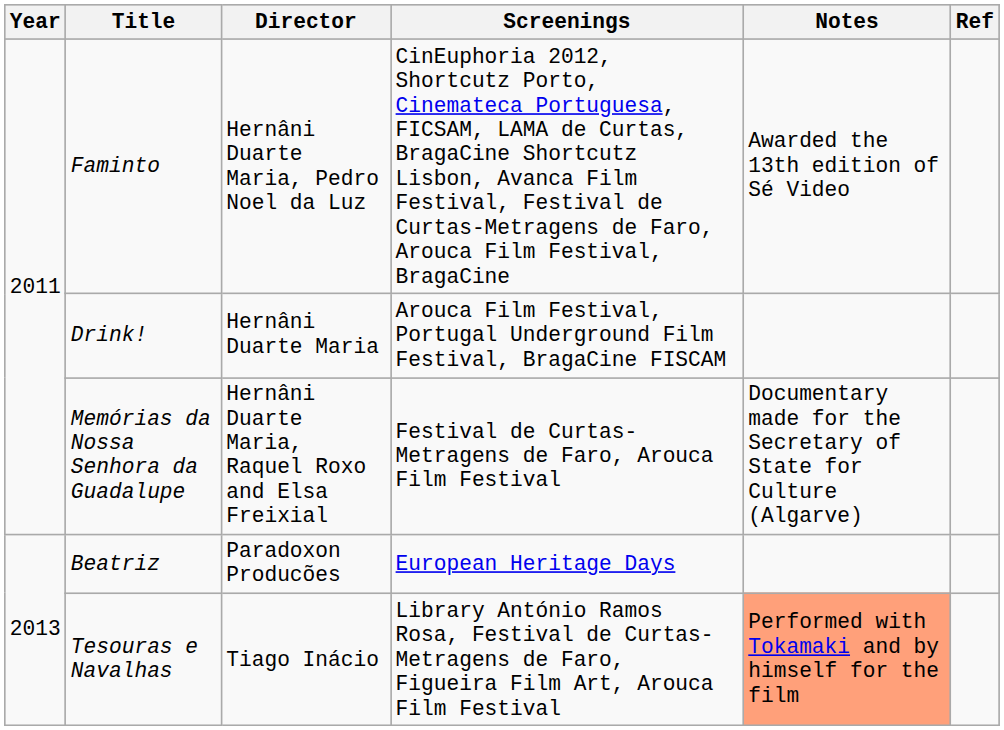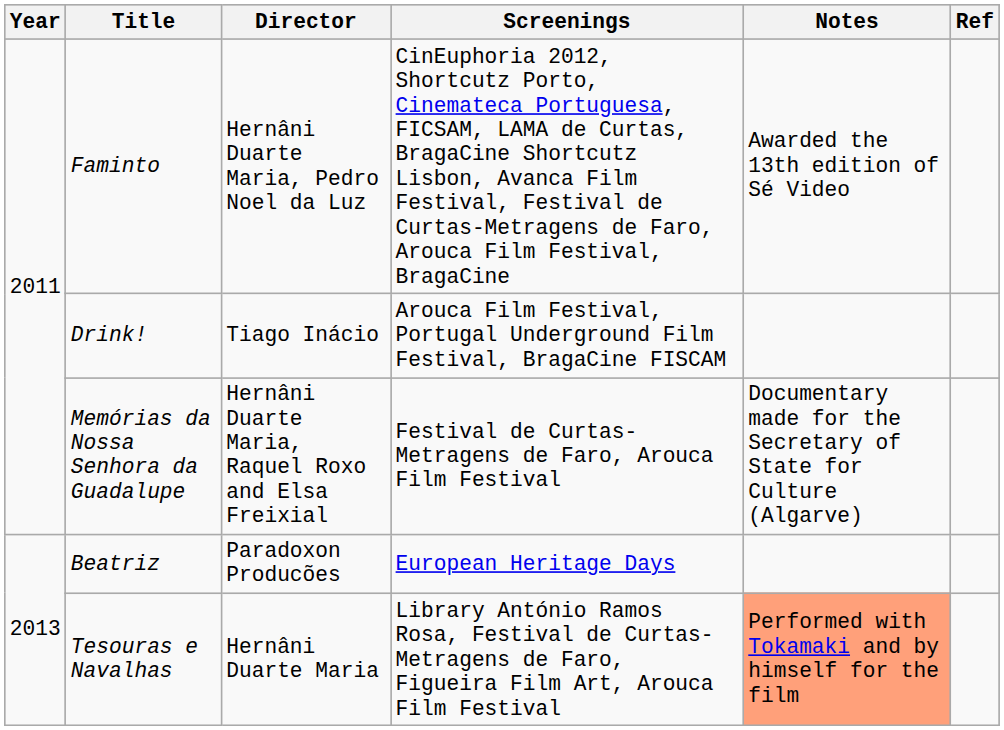(303, 336) Hernâni Duarte Maria -> (303, 336) Tiago Inácio
(303, 659) Tiago Inácio -> (303, 659) Hernâni Duarte Maria
